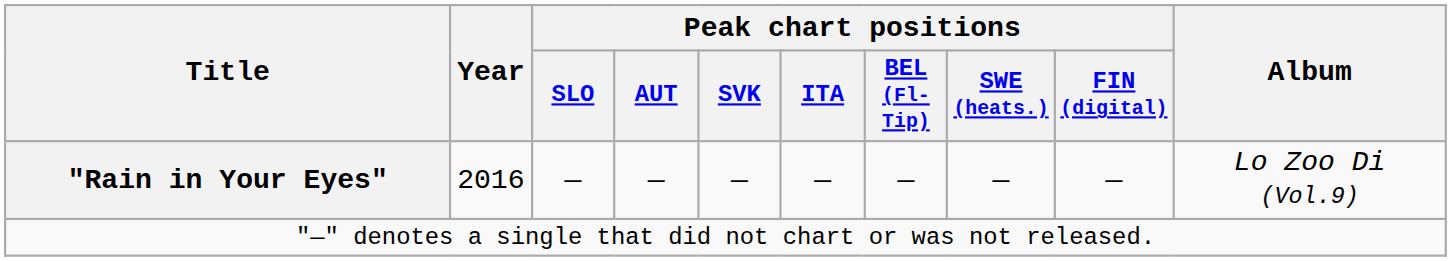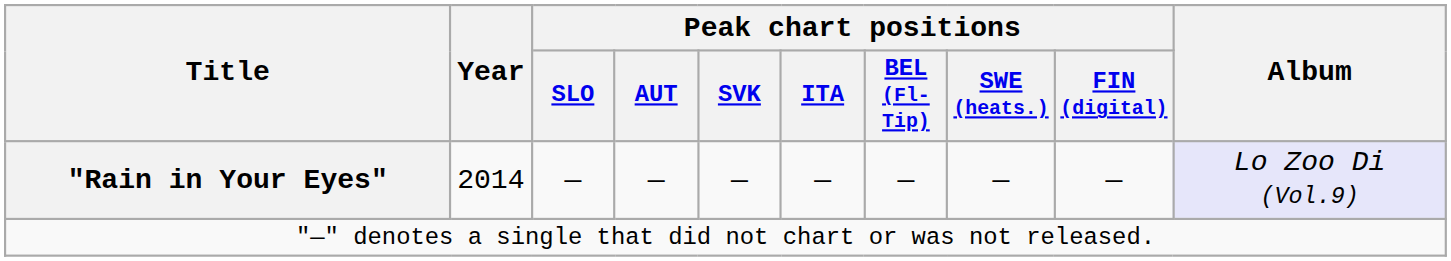(491, 179) 2016 -> (491, 179) 2014
(1310, 179) no background -> (1310, 179) lavender background
